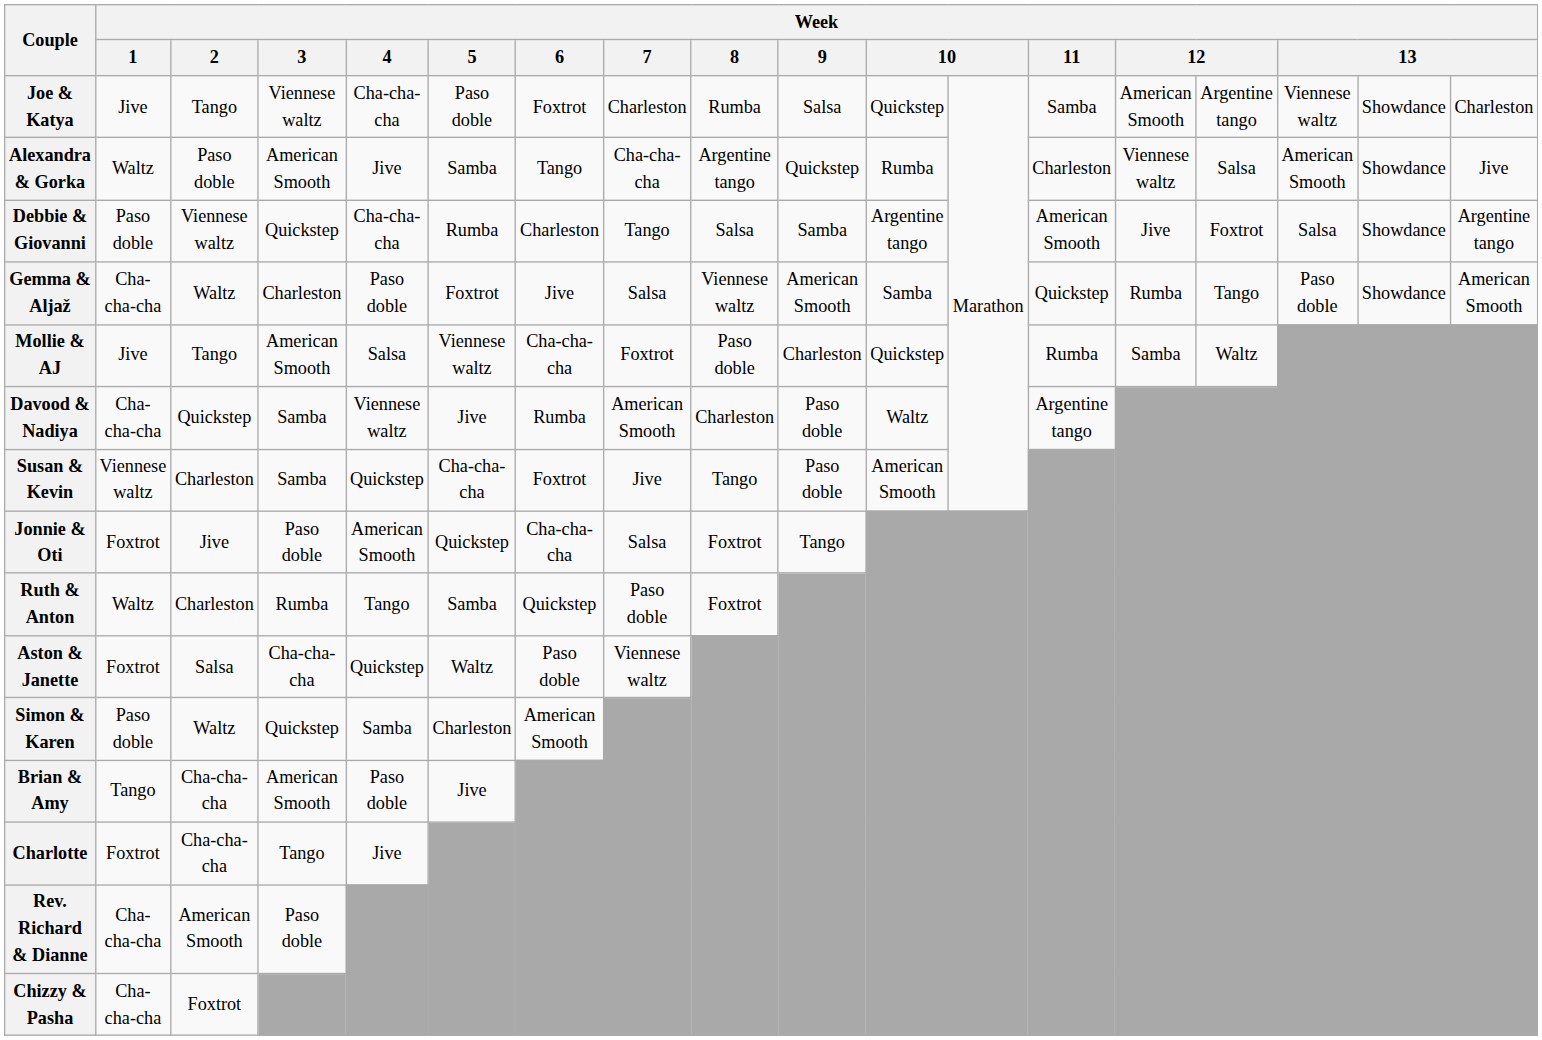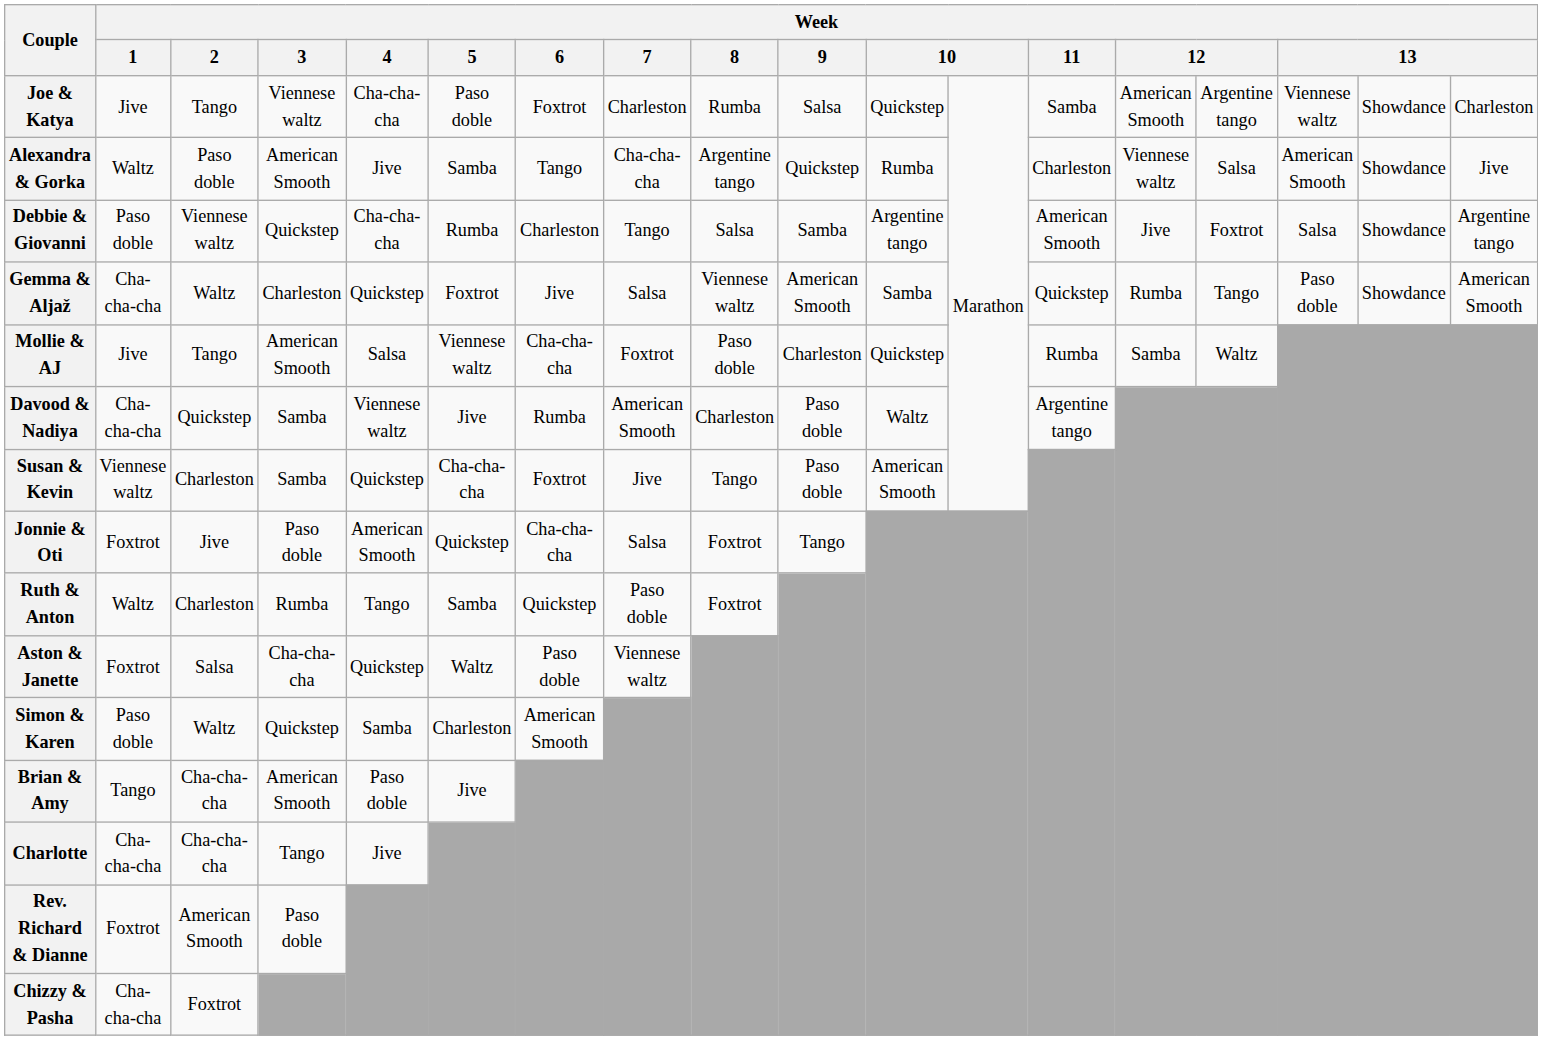(387, 292) Paso doble -> (387, 292) Quickstep
(133, 852) Foxtrot -> (133, 852) Cha-cha-cha
(133, 928) Cha-cha-cha -> (133, 928) Foxtrot
